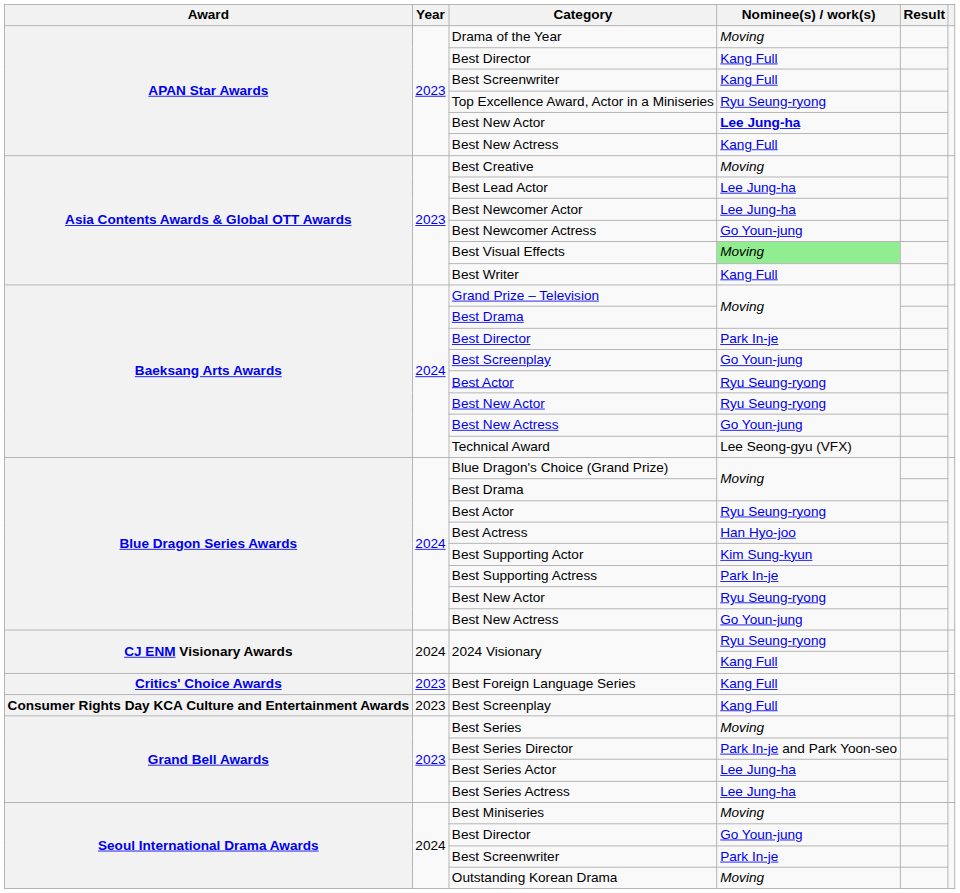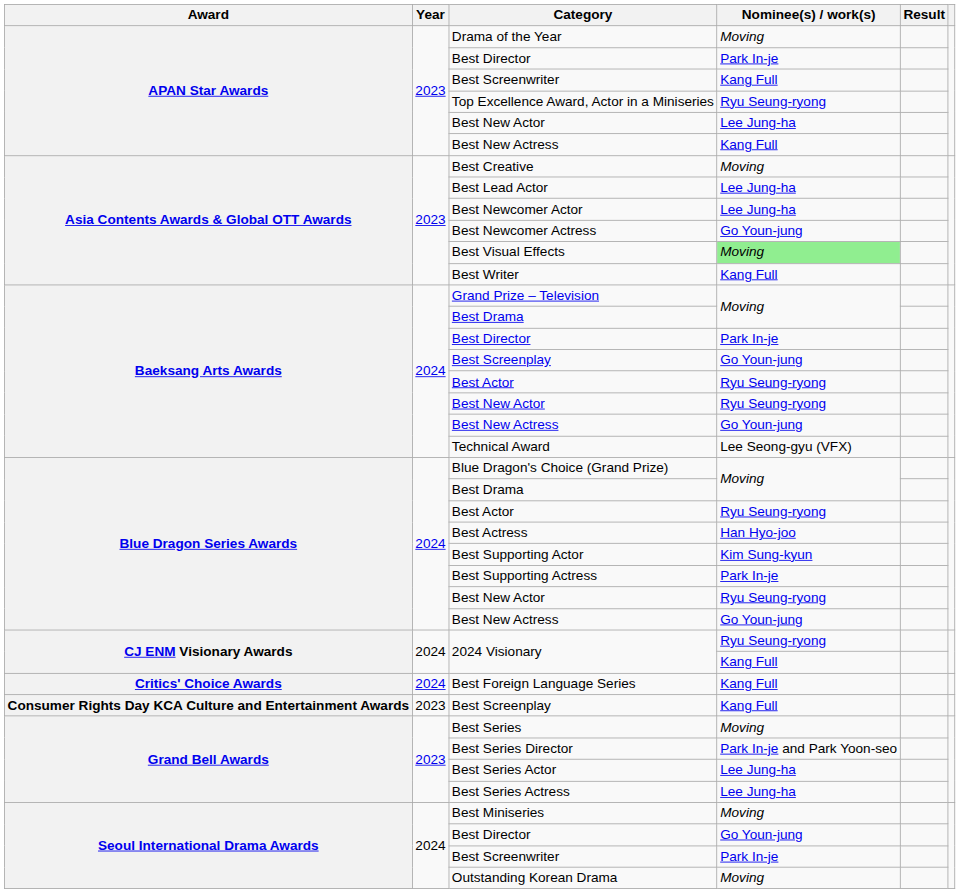(749, 58) Kang Full -> (749, 58) Park In-je
(760, 123) bold -> (758, 123) normal
(430, 683) 2023 -> (430, 683) 2024
